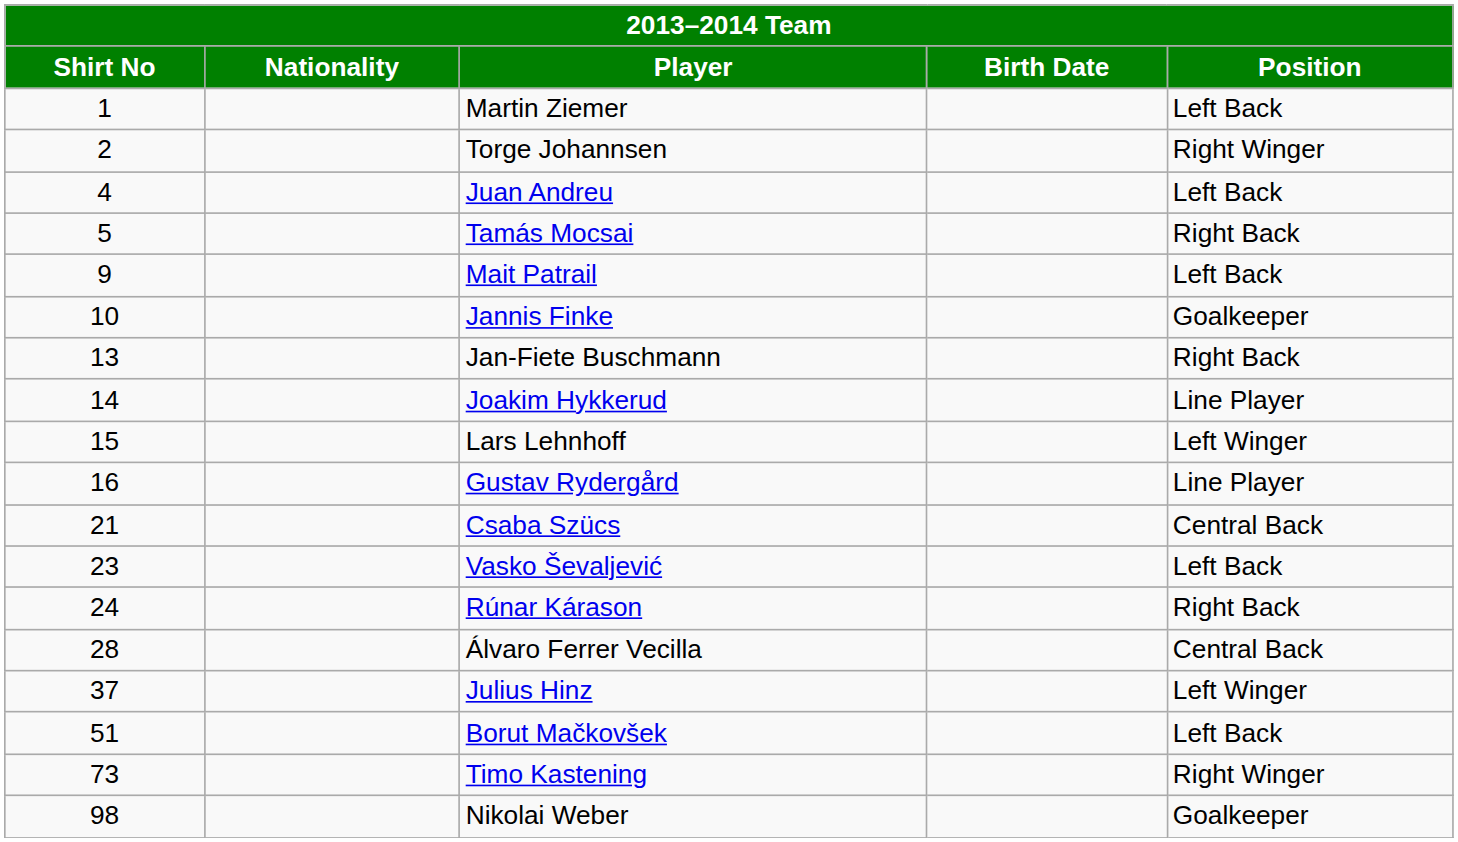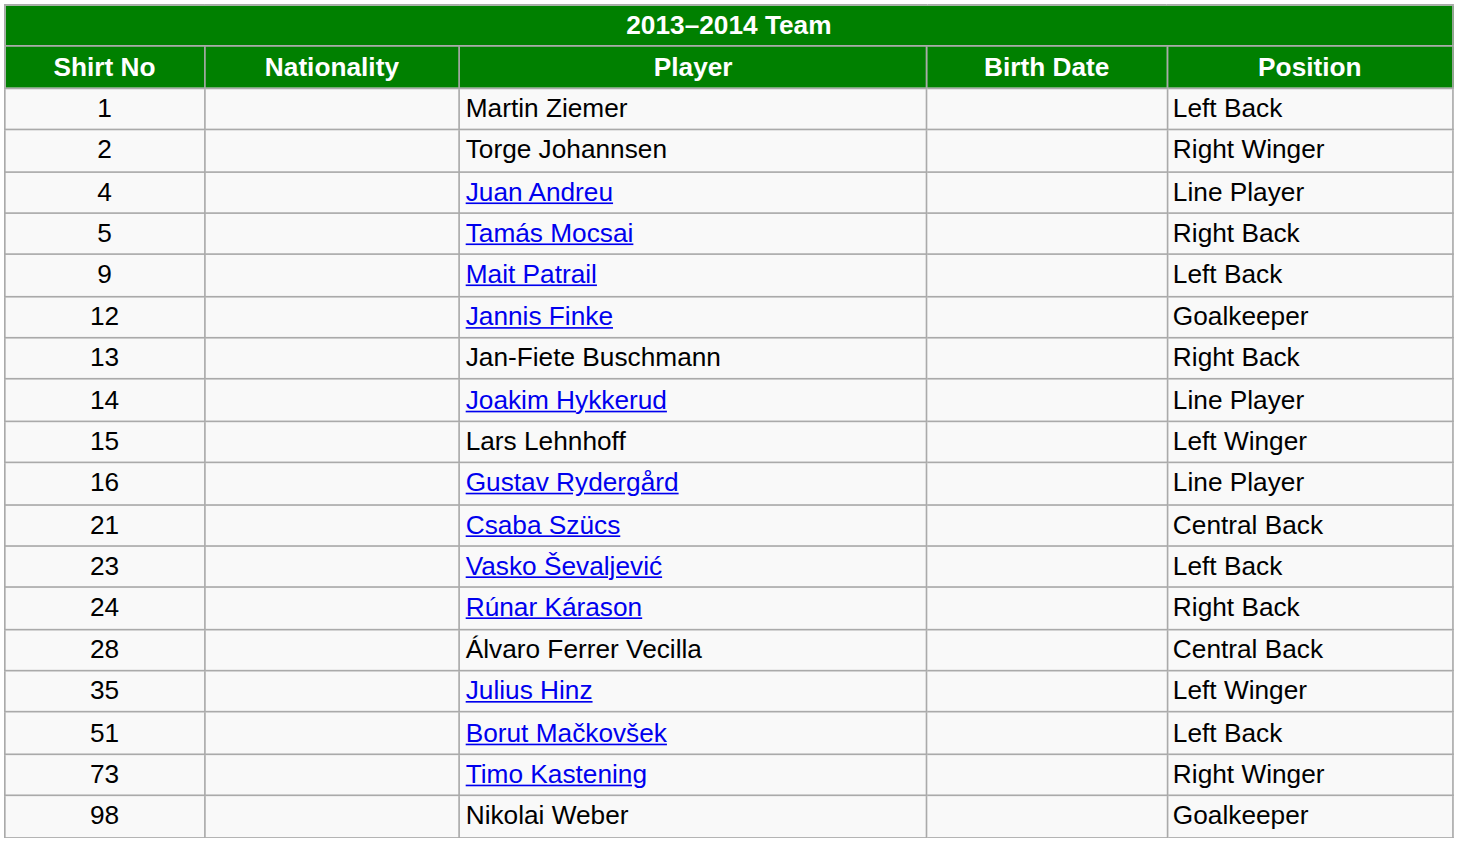(1228, 191) Left Back -> (1238, 191) Line Player
(104, 316) 10 -> (104, 316) 12
(104, 691) 37 -> (104, 691) 35
